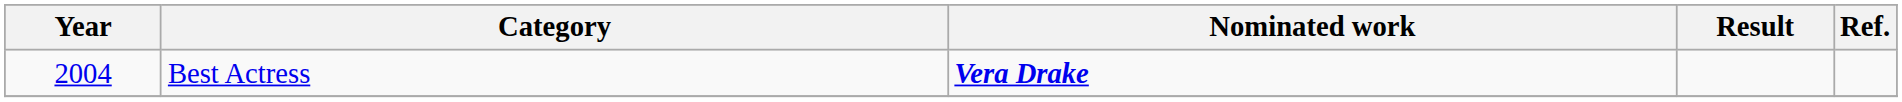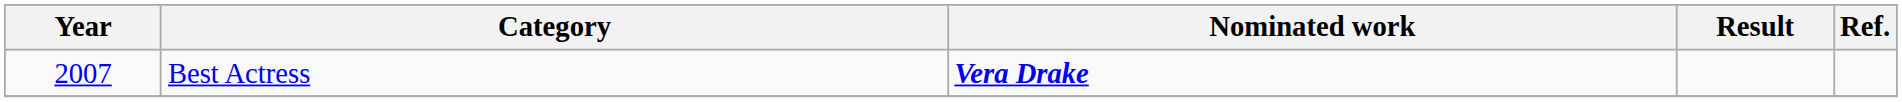(83, 72) 2004 -> (83, 72) 2007
